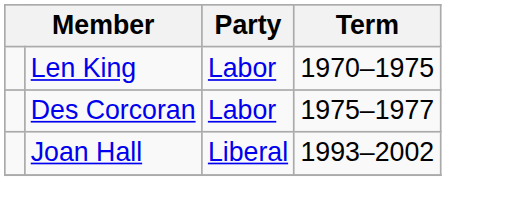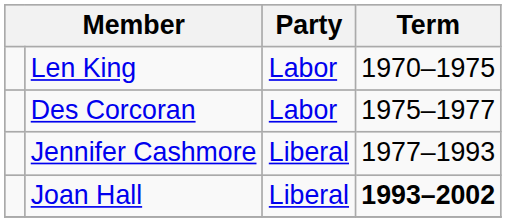+ row: (144, 152)
(367, 152) normal -> (428, 195) bold
